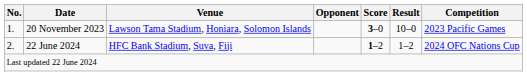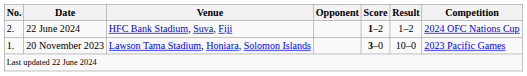rows swapped: (65, 28) <-> (53, 45)
